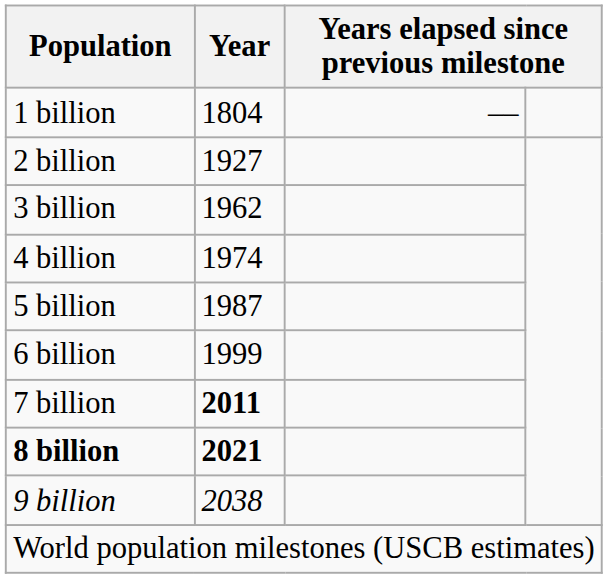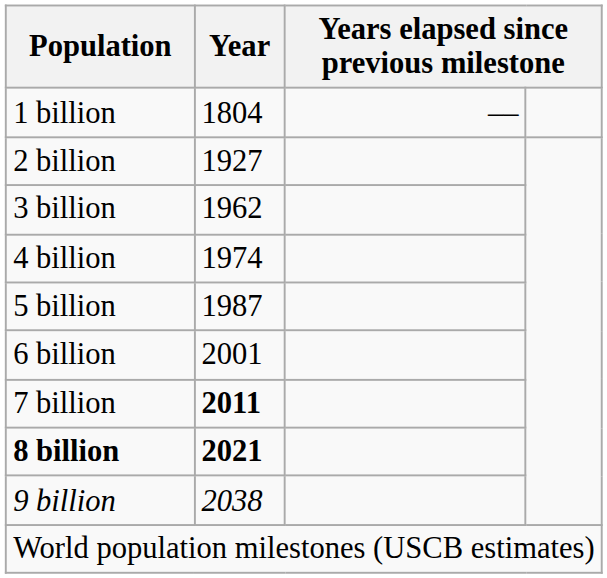(232, 354) 1999 -> (232, 354) 2001
